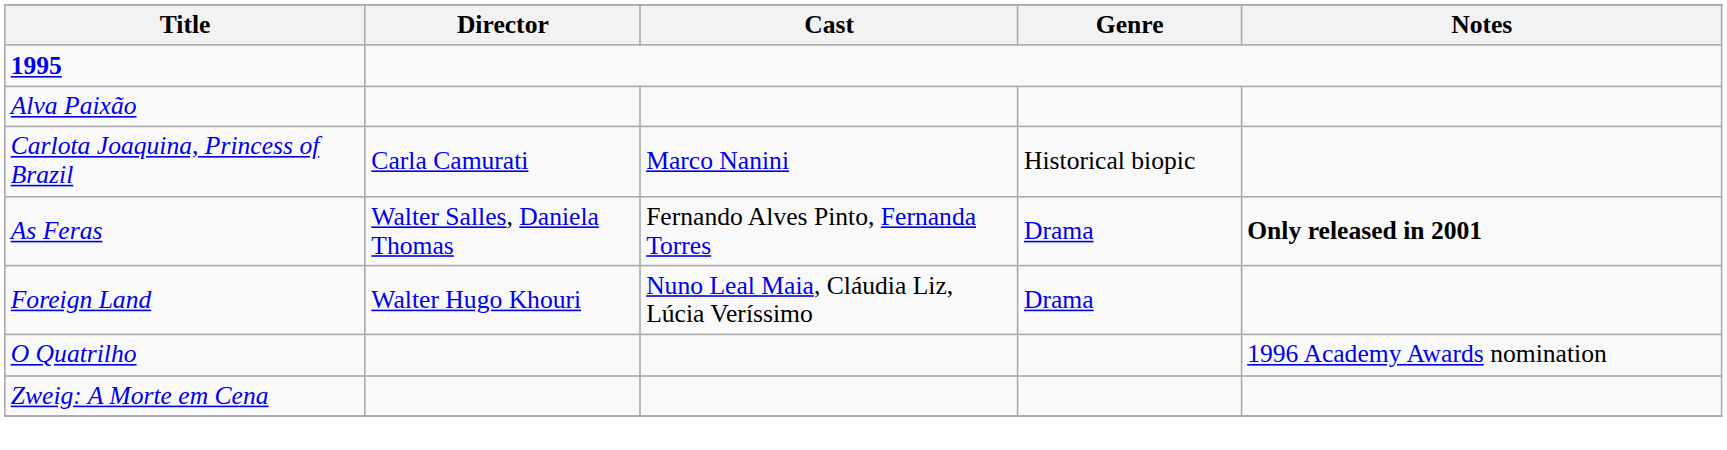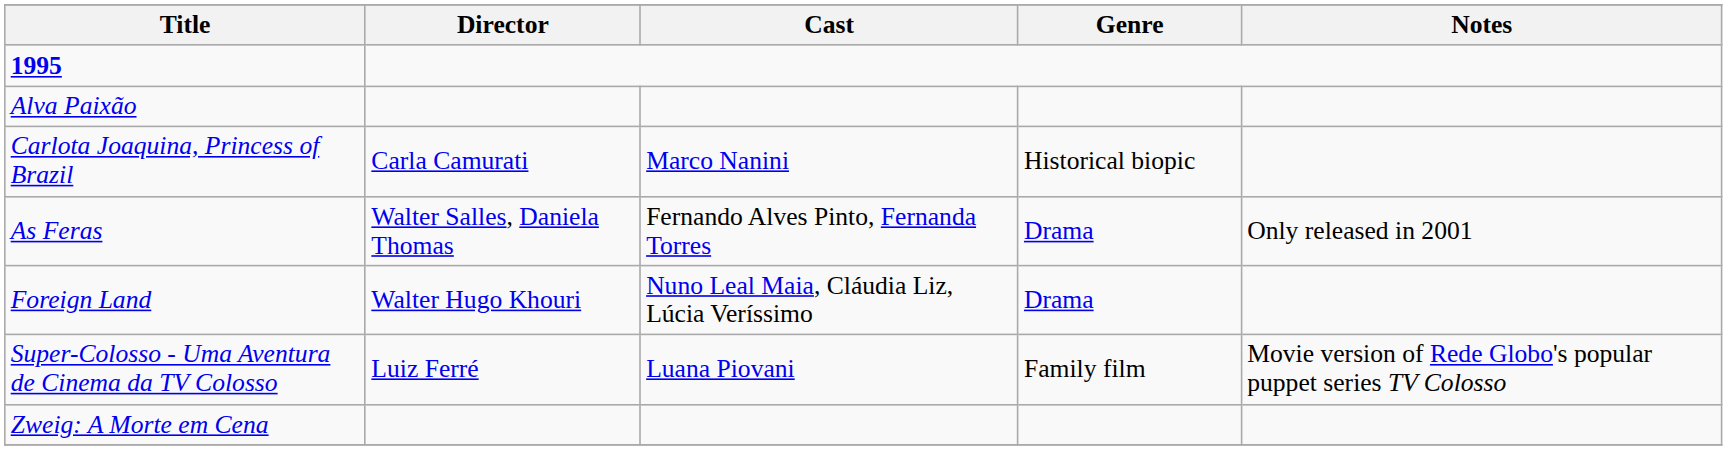(1365, 230) bold -> (1360, 230) normal
- row: (74, 354)
+ row: (171, 369)
